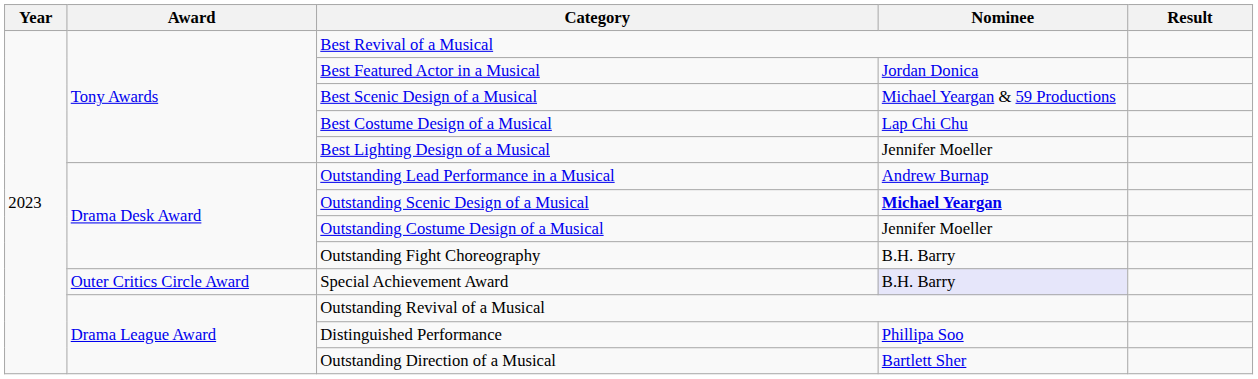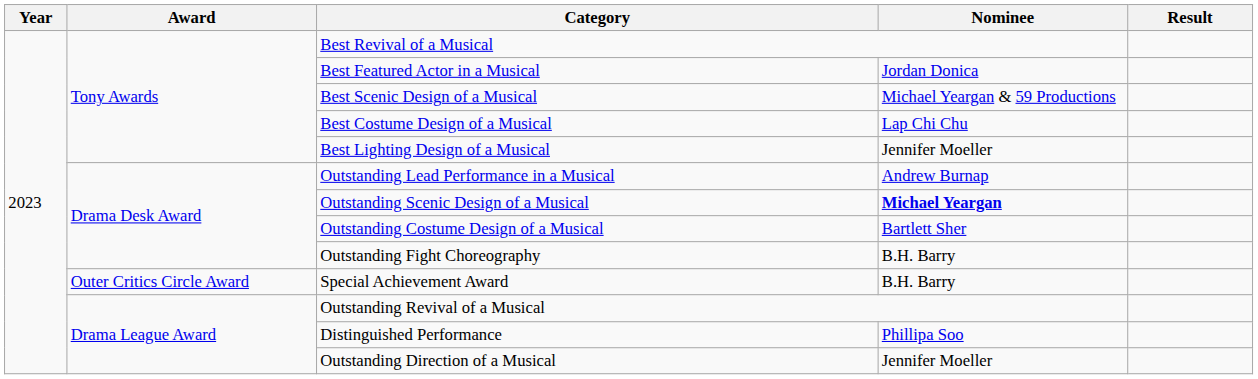(937, 228) Jennifer Moeller -> (924, 228) Bartlett Sher
(919, 281) lavender background -> (919, 281) no background
(924, 360) Bartlett Sher -> (937, 360) Jennifer Moeller
